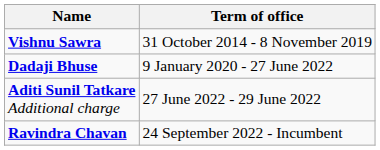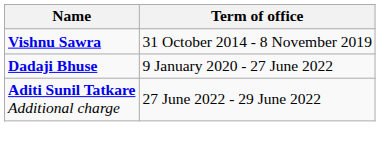- row: (67, 132)
